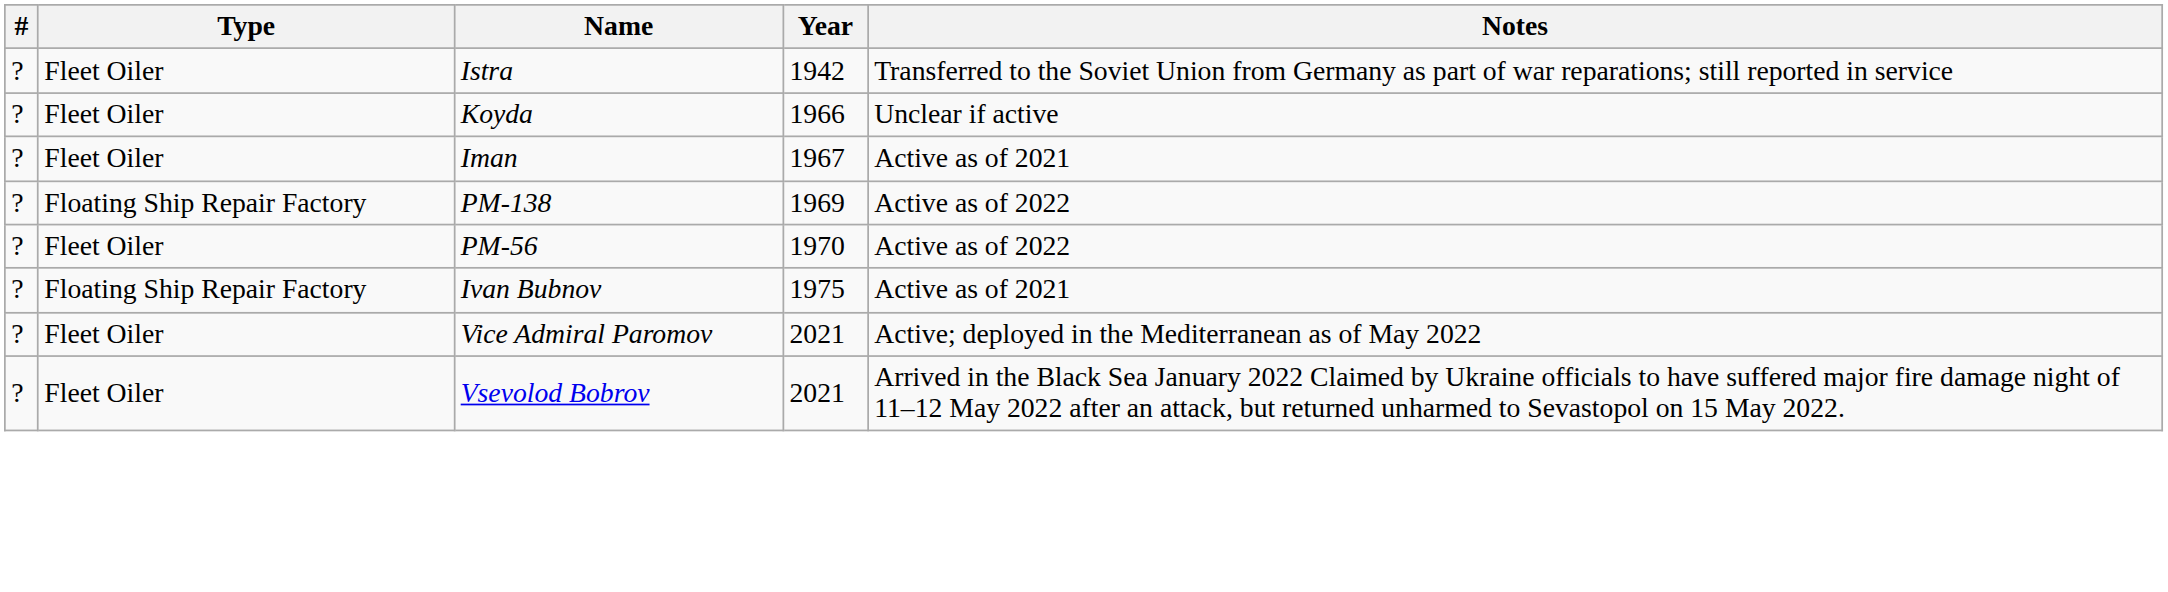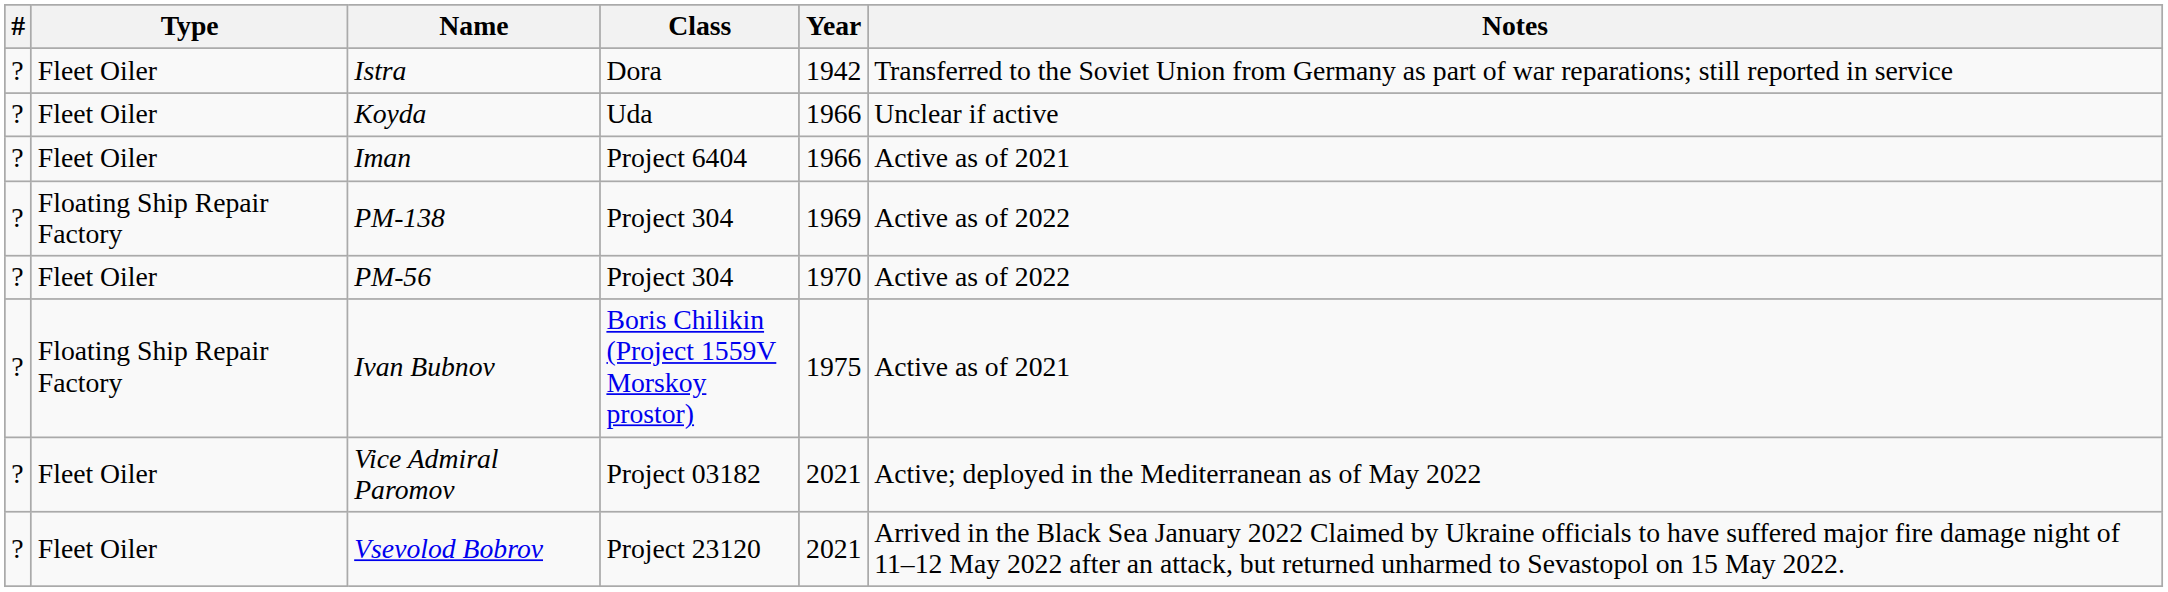+ column: (700, 26)
(817, 158) 1967 -> (834, 158) 1966
